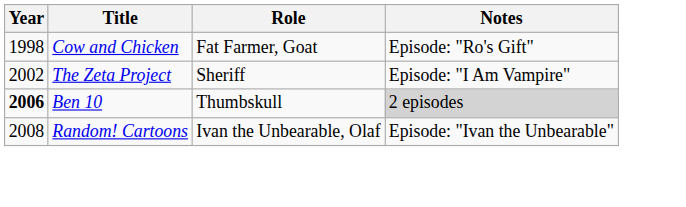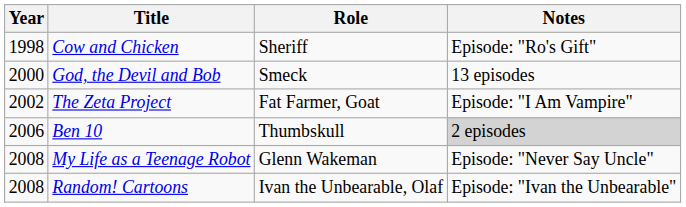(257, 46) Fat Farmer, Goat -> (283, 46) Sheriff
+ row: (136, 74)
(221, 74) Sheriff -> (319, 103) Fat Farmer, Goat
(26, 103) bold -> (26, 131) normal
+ row: (151, 159)
